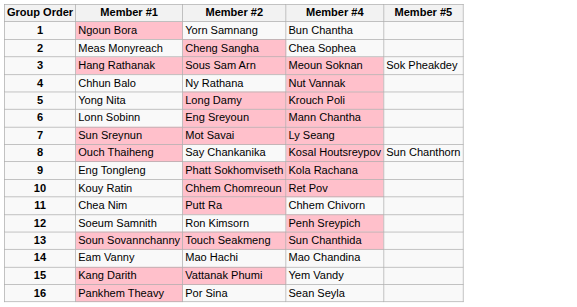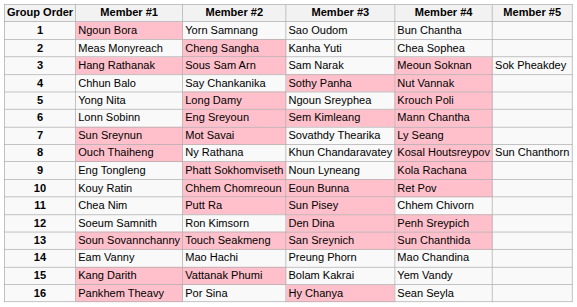+ column: (340, 13)
(214, 83) Ny Rathana -> (225, 83) Say Chankanika
(225, 153) Say Chankanika -> (214, 153) Ny Rathana
